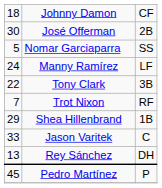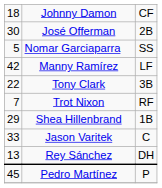(13, 66) 24 -> (13, 66) 42
